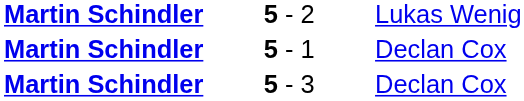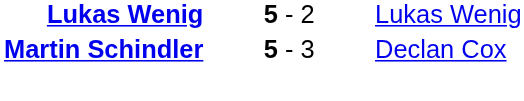(104, 15) Martin Schindler -> (125, 15) Lukas Wenig
- row: (289, 50)
